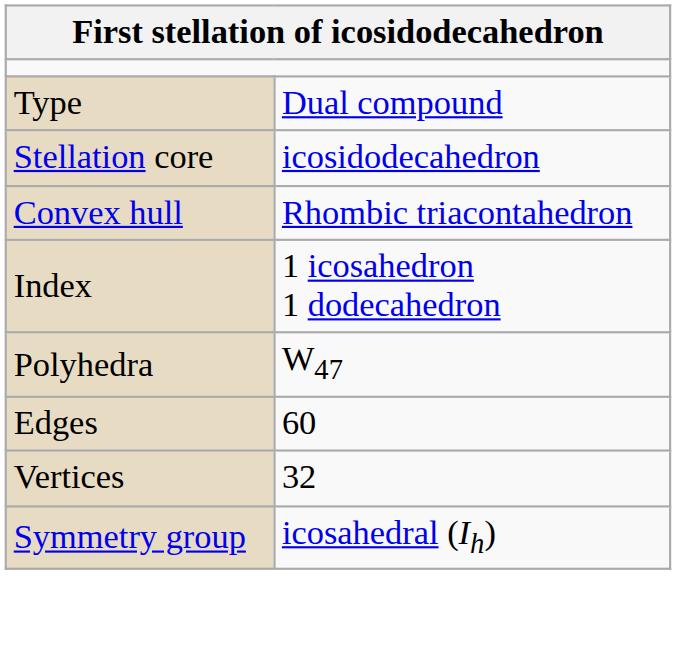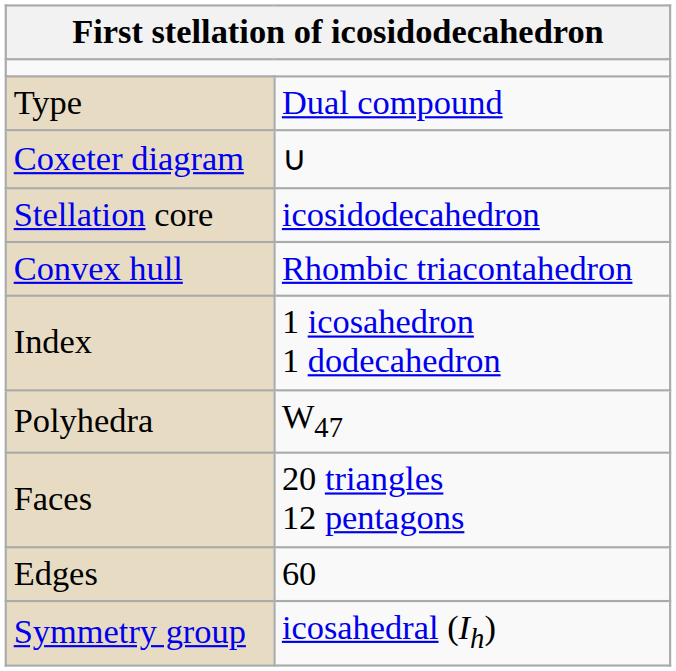+ row: (129, 158)
+ row: (53, 499)
- row: (69, 477)
